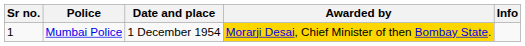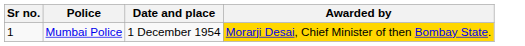- column: (507, 13)
